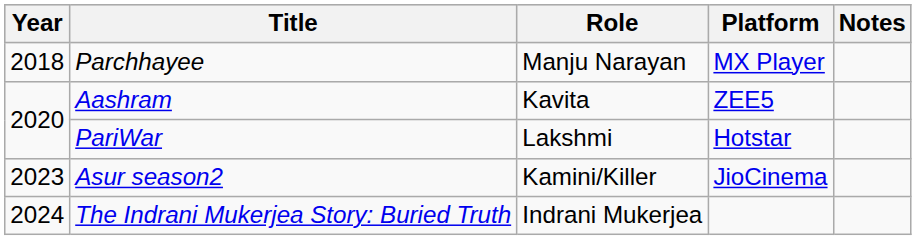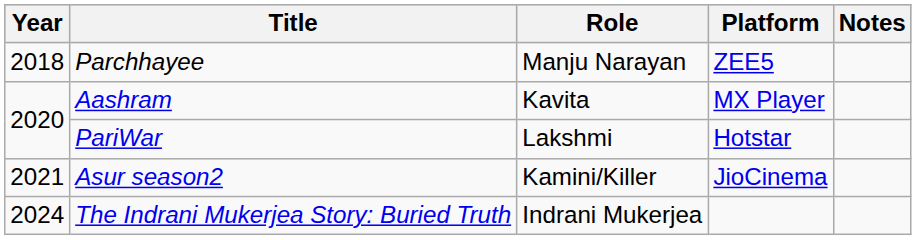(769, 61) MX Player -> (744, 61) ZEE5
(744, 100) ZEE5 -> (769, 100) MX Player
(37, 176) 2023 -> (37, 176) 2021
